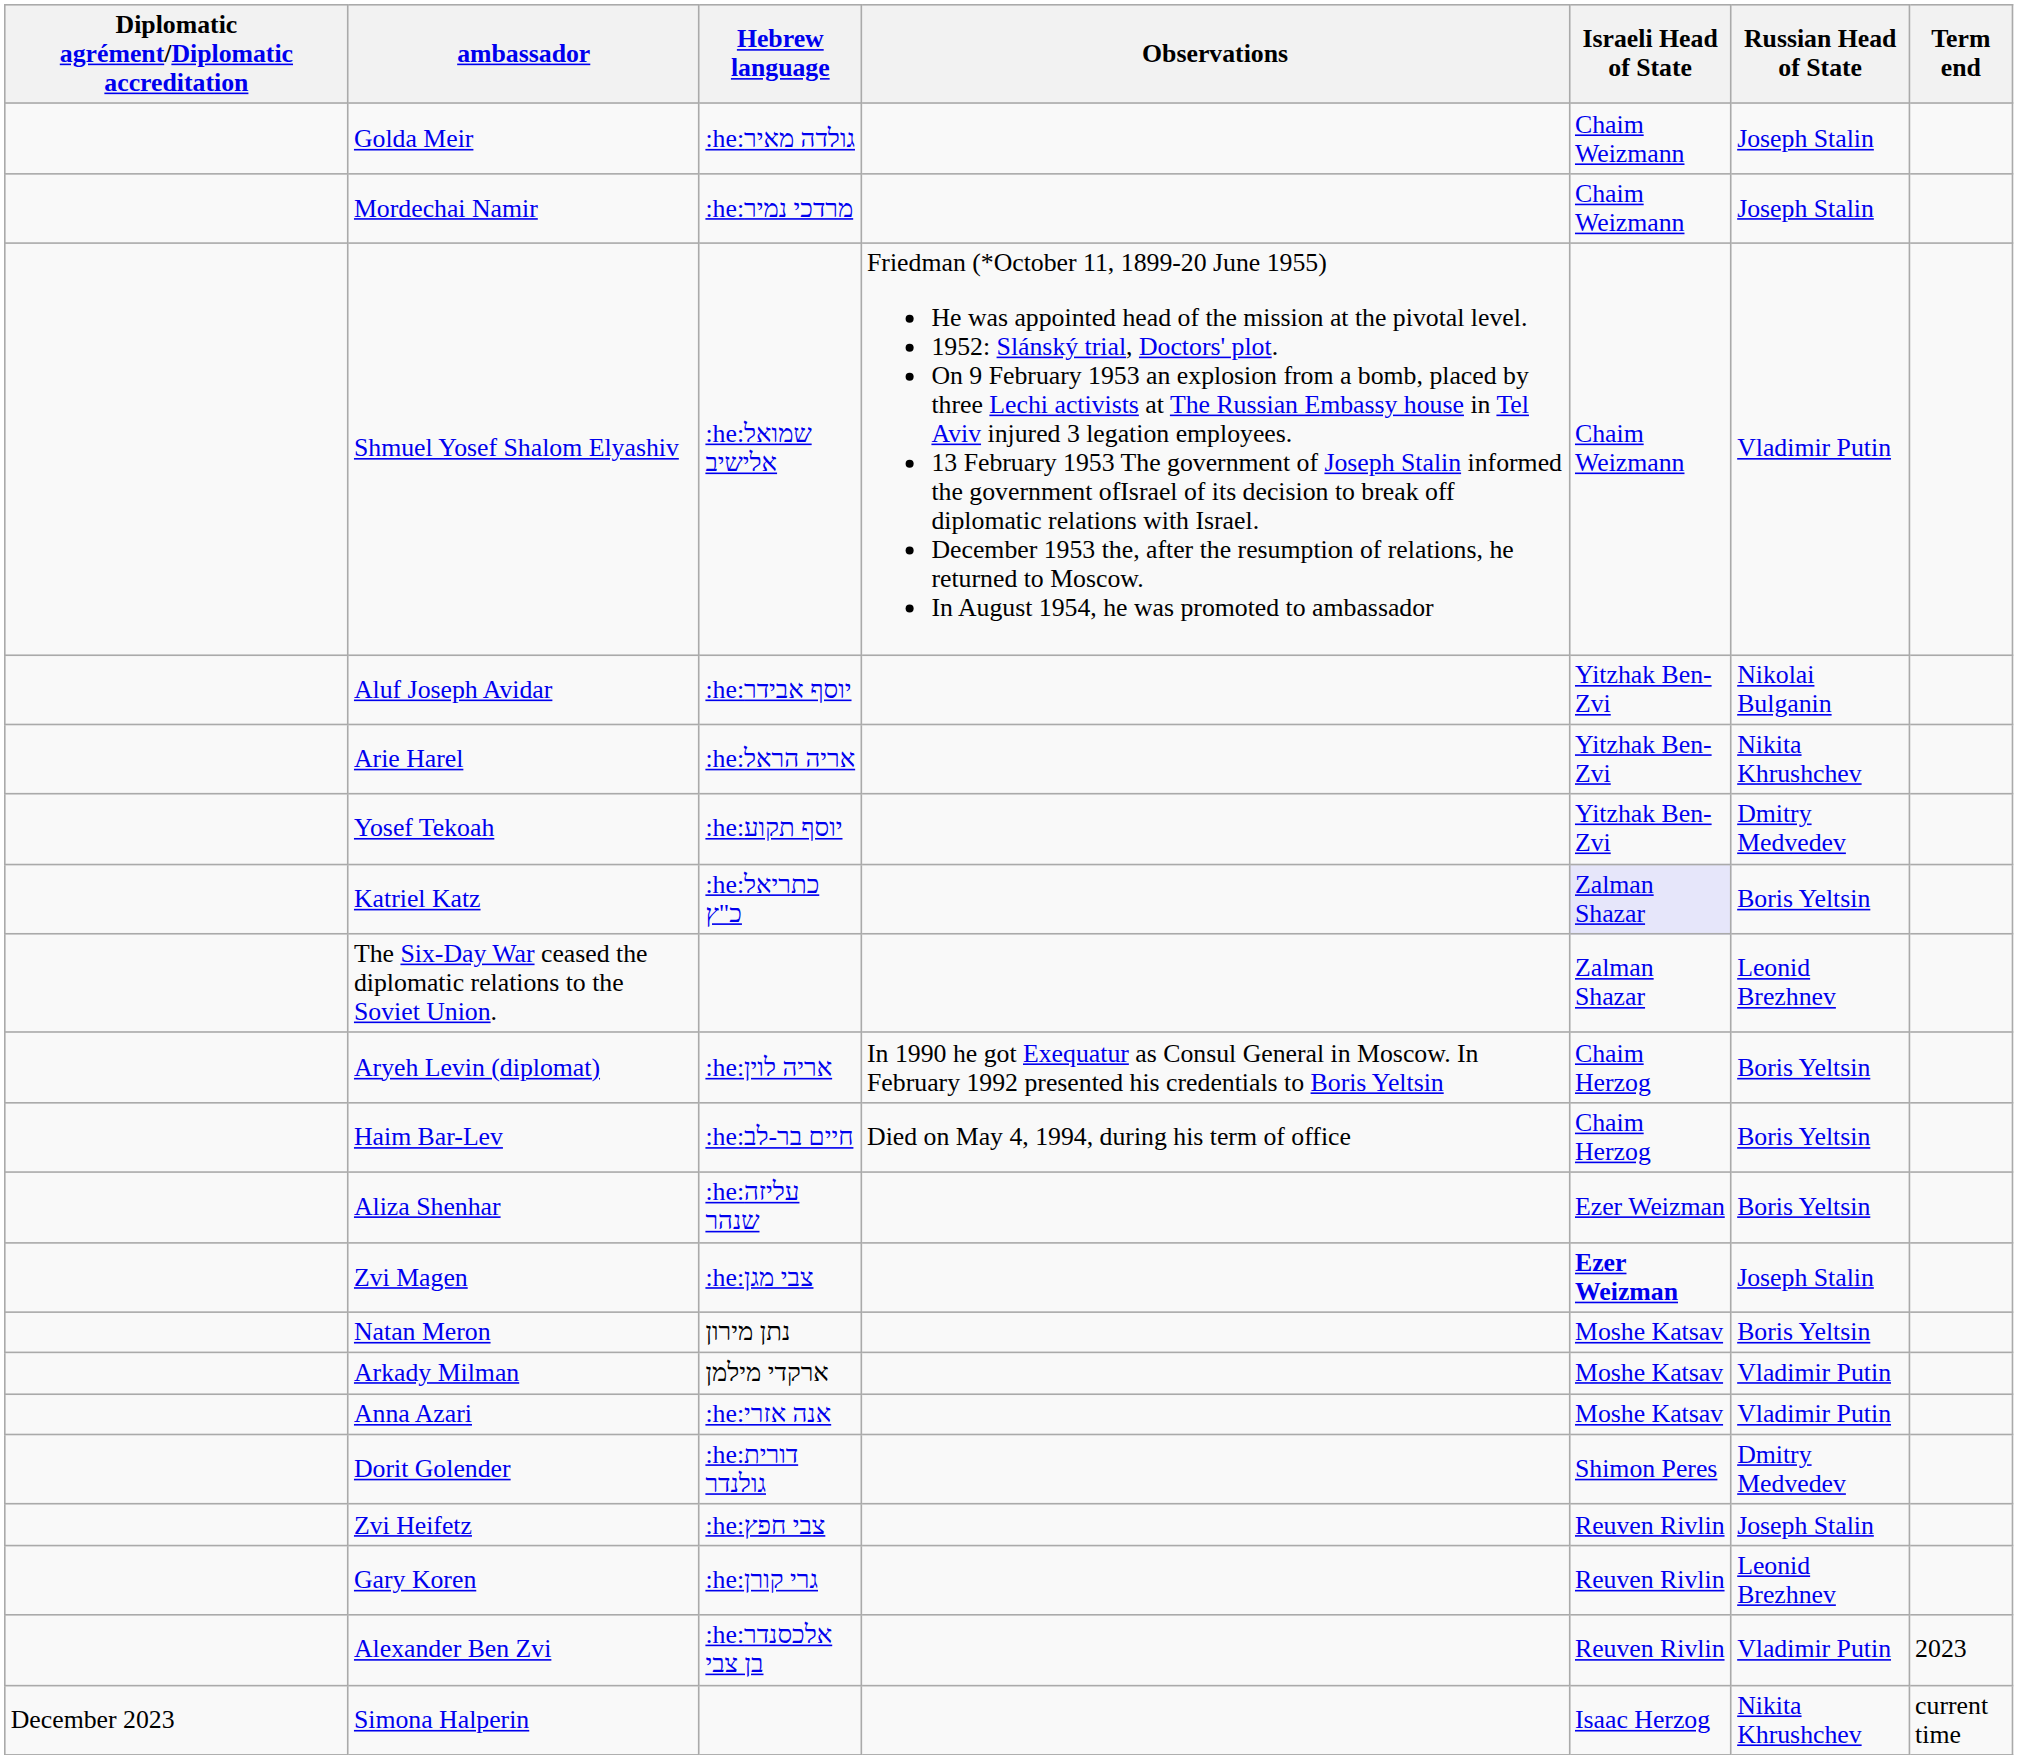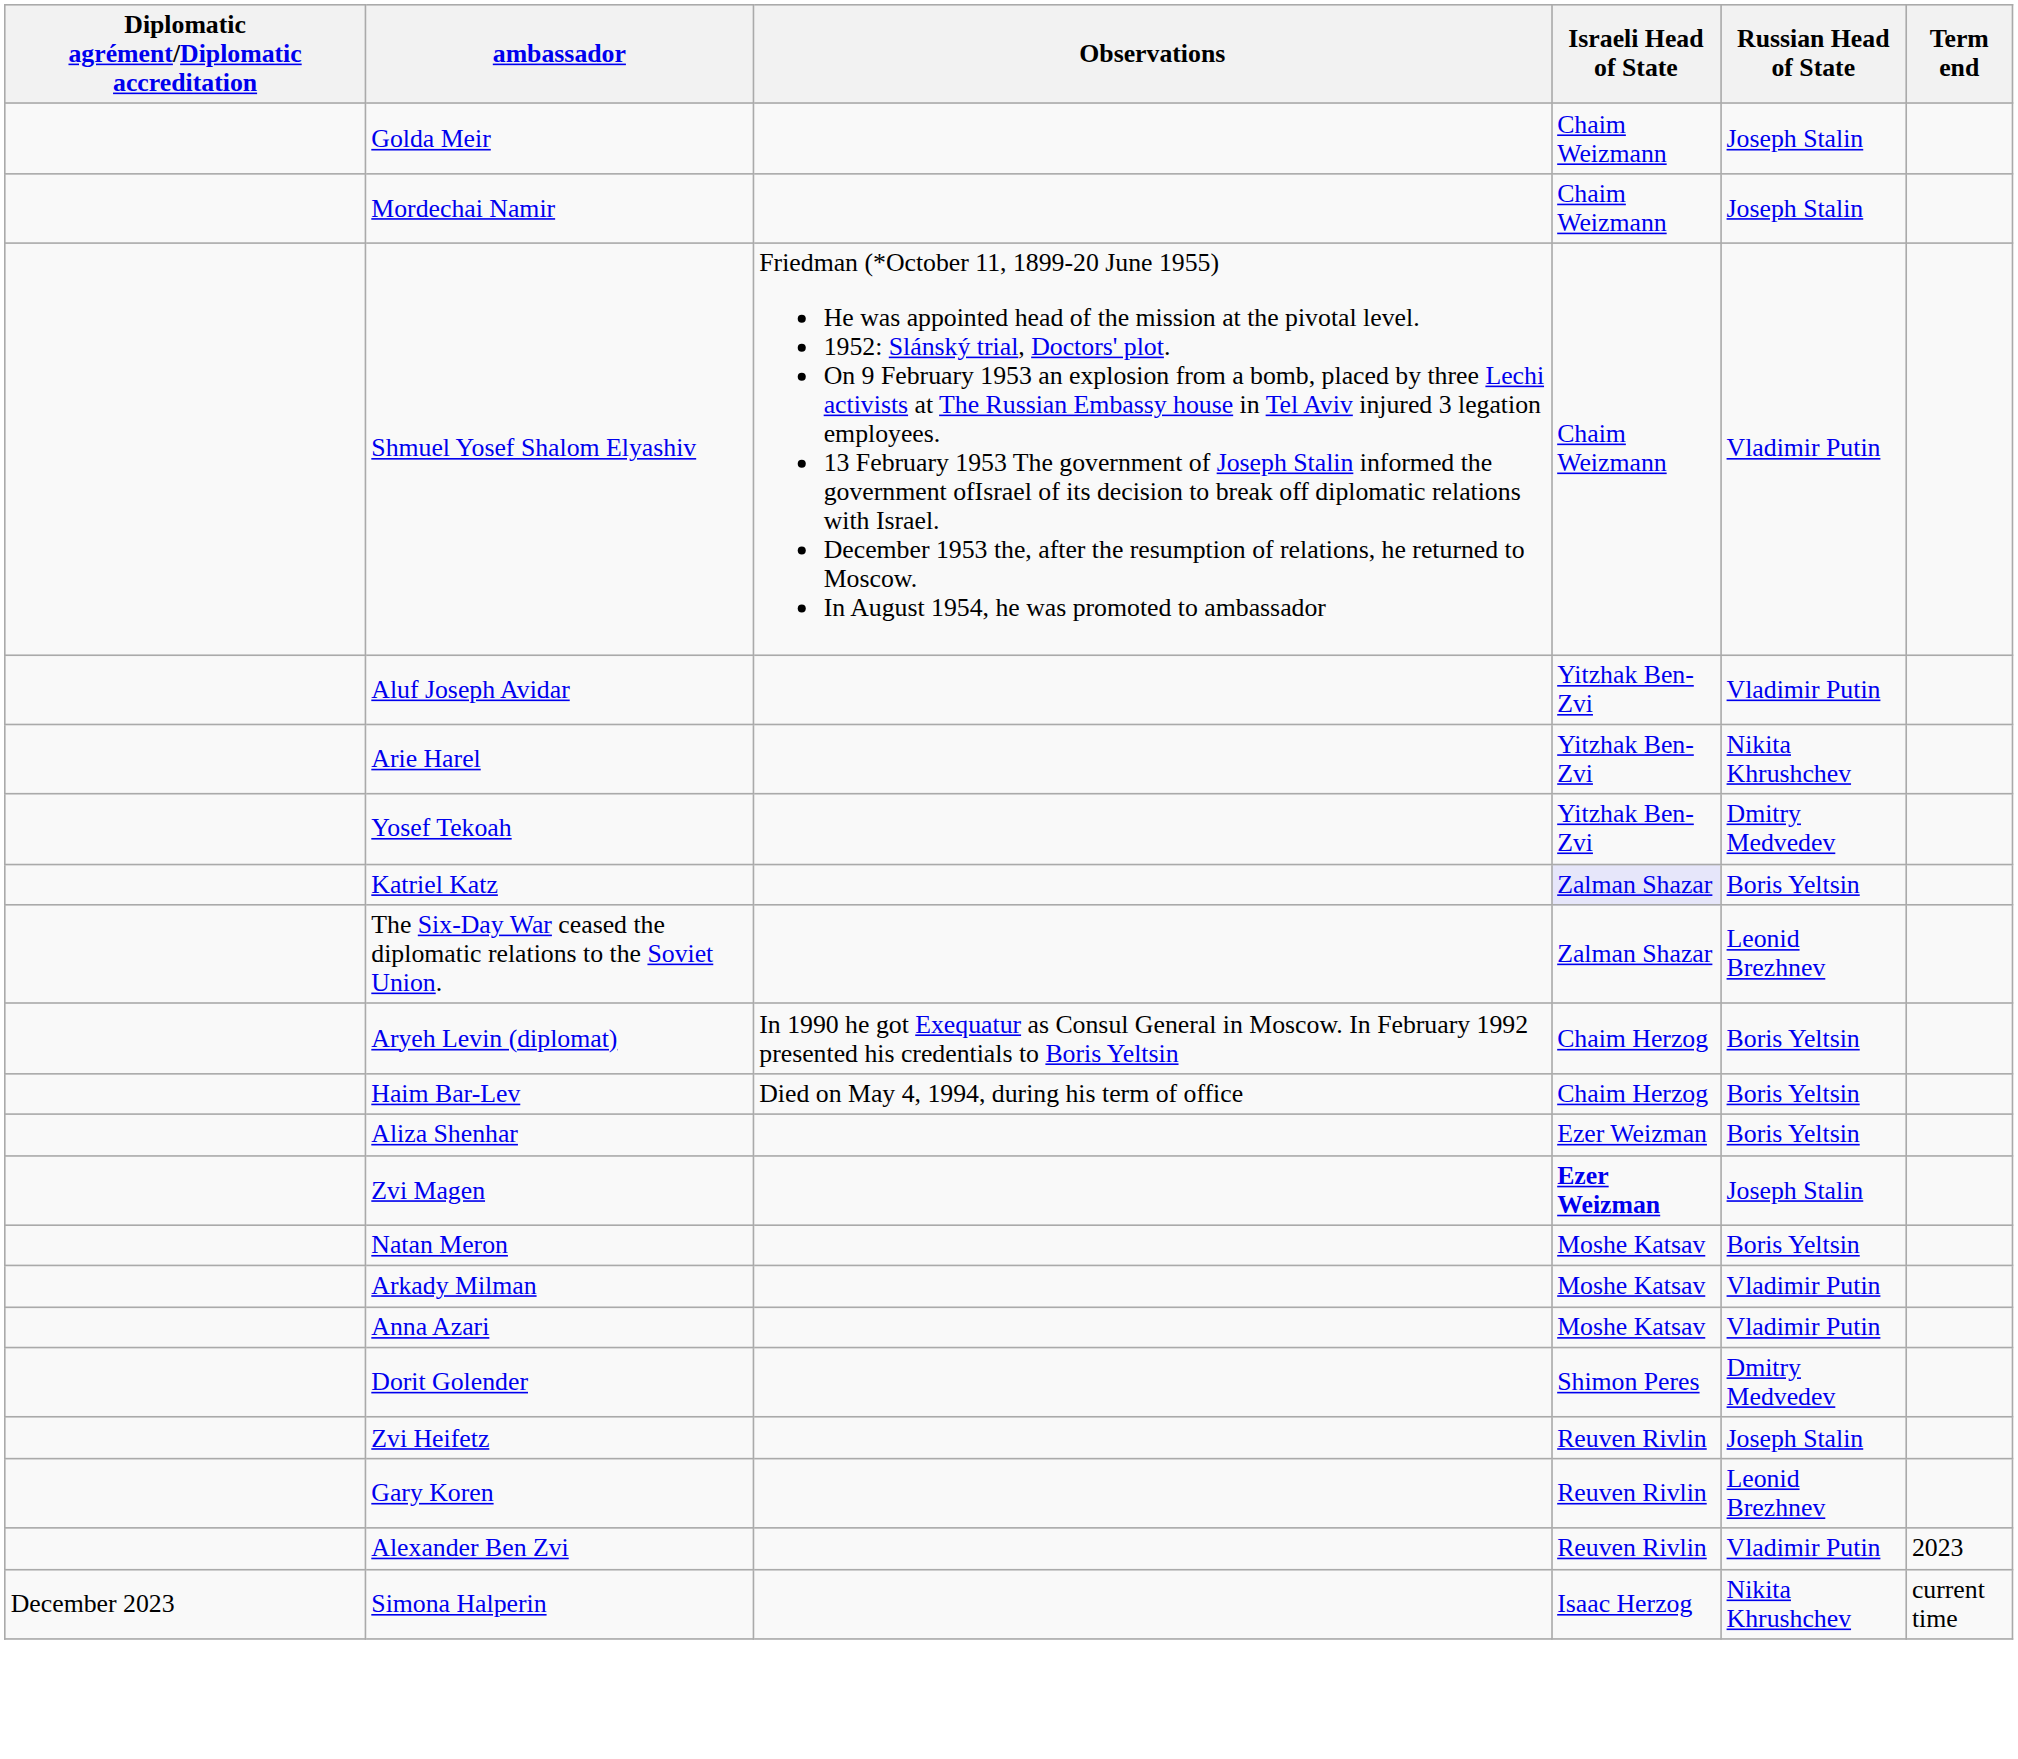- column: (780, 53)
(1784, 689) Nikolai Bulganin -> (1804, 689) Vladimir Putin
